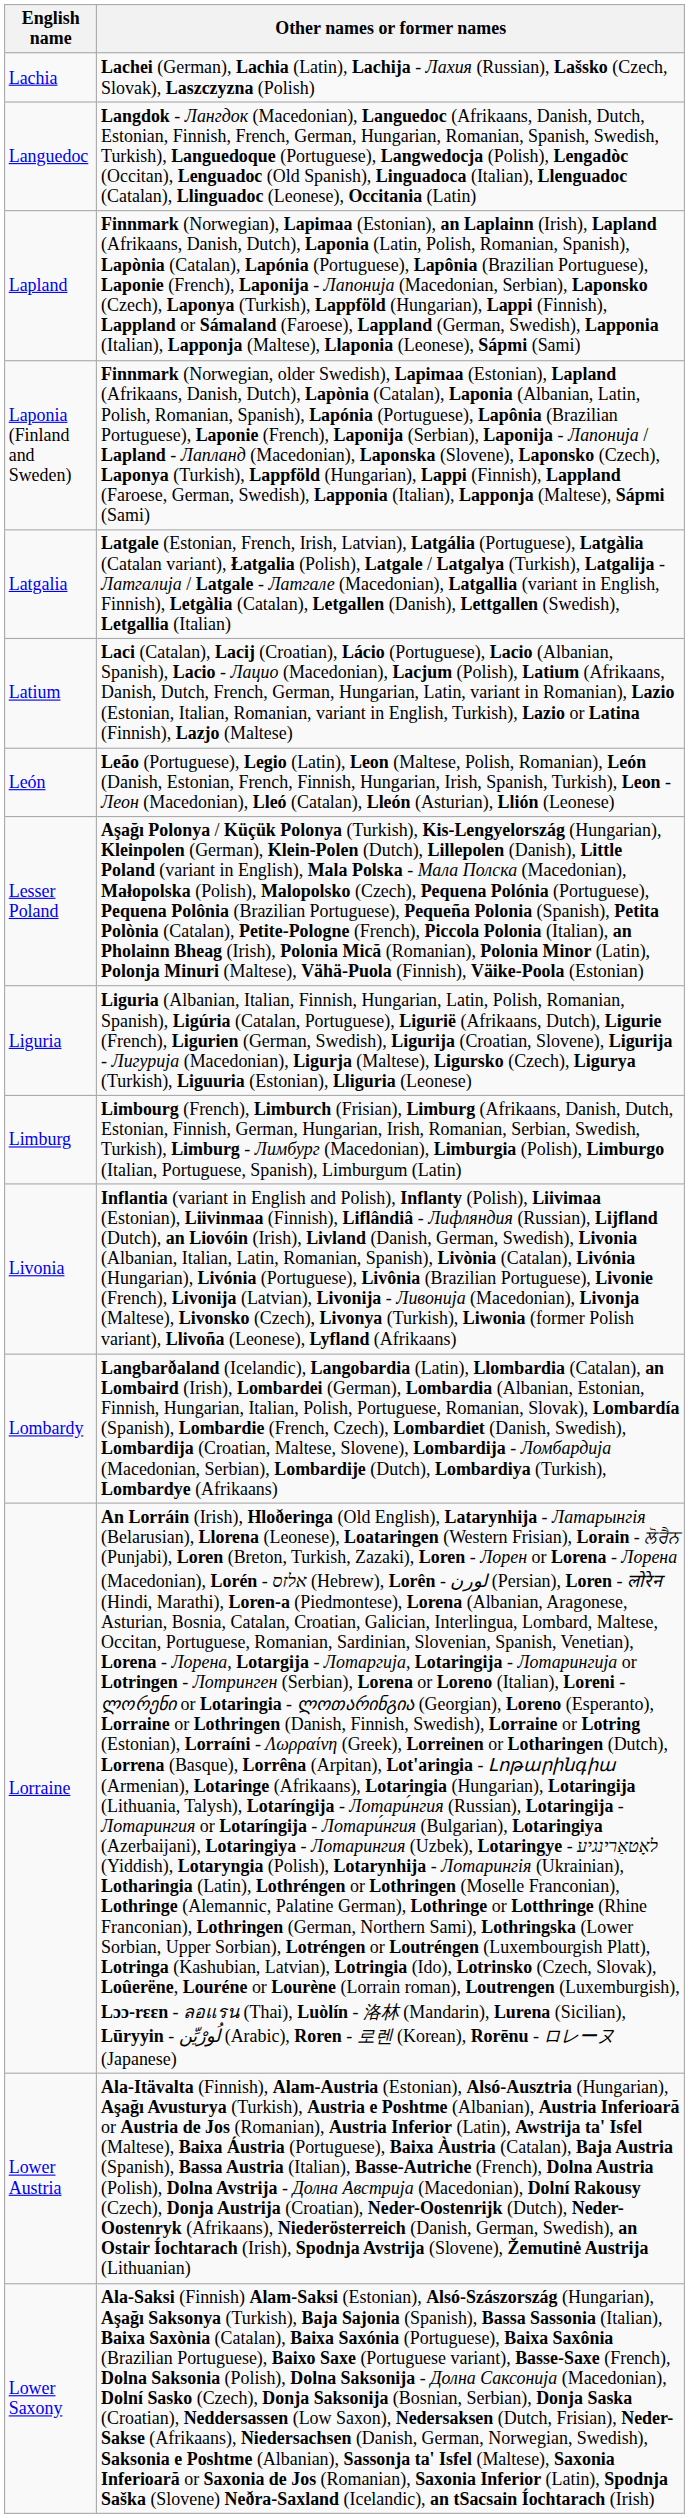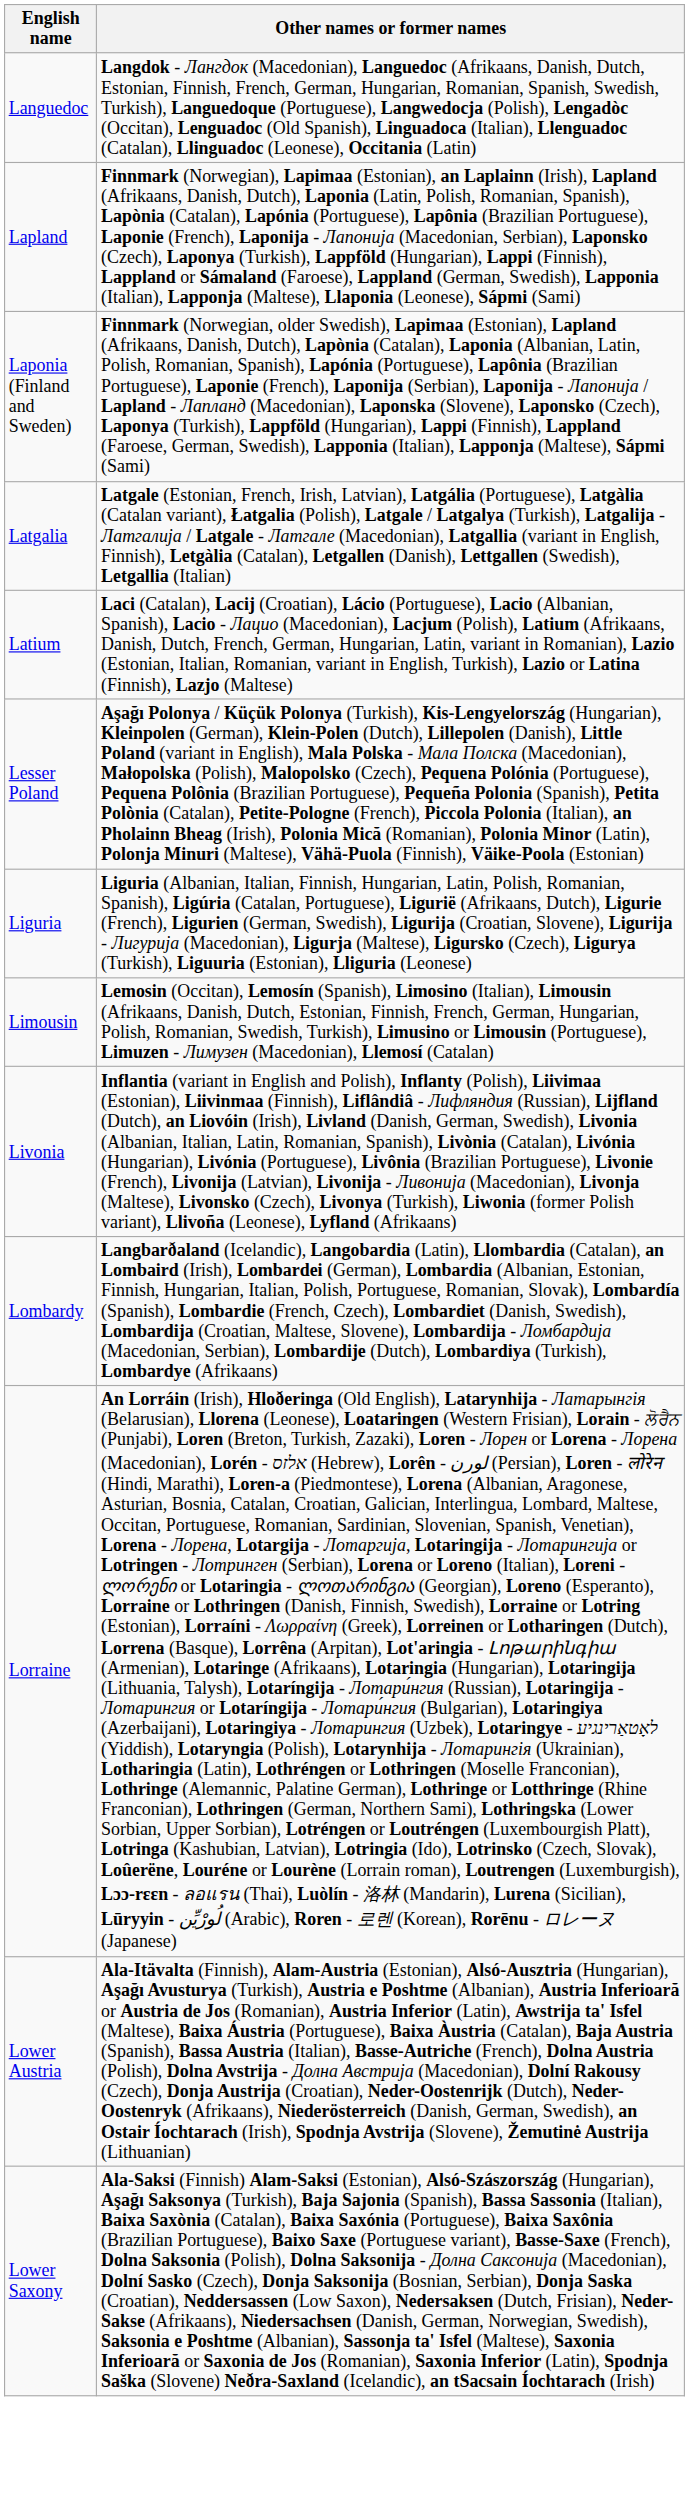- row: (33, 77)
- row: (27, 782)
- row: (40, 1139)
+ row: (43, 1022)
